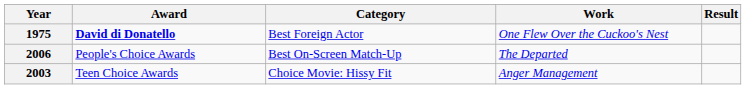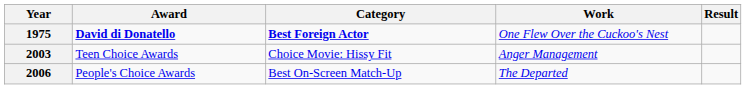(316, 34) normal -> (319, 34) bold
rows swapped: (38, 73) <-> (38, 53)
